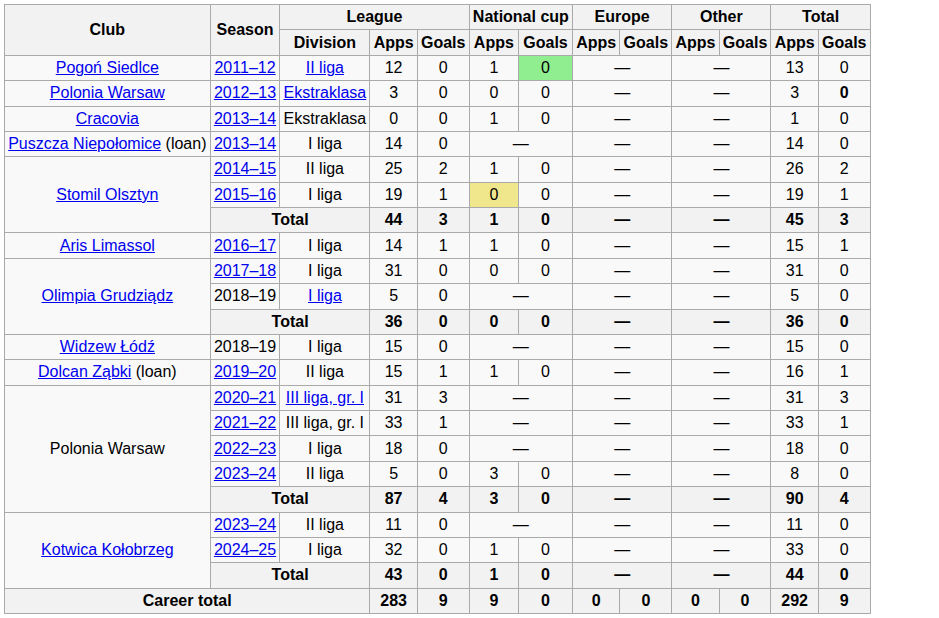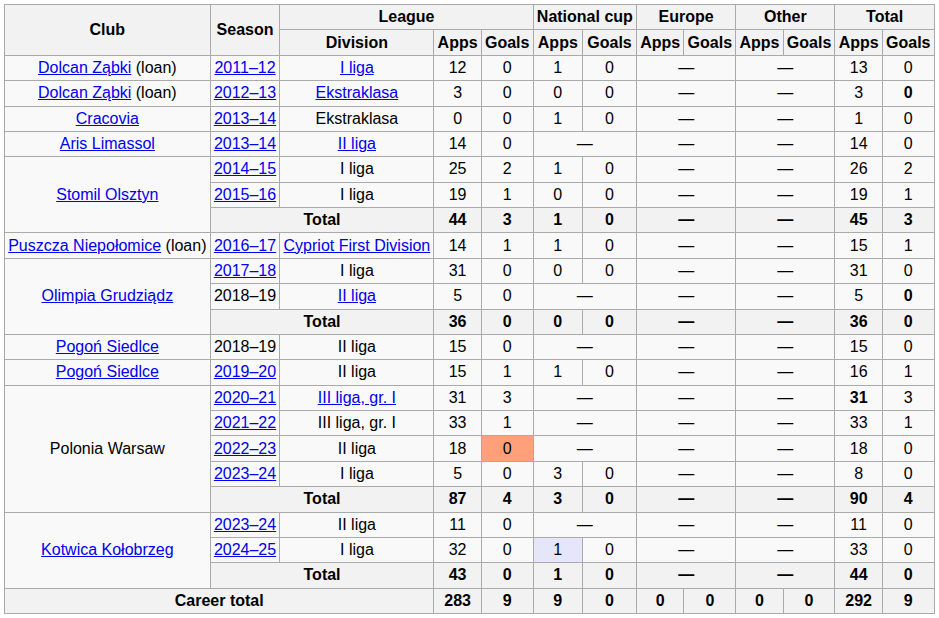(107, 67) Pogoń Siedlce -> (107, 67) Dolcan Ząbki (loan)
(325, 67) II liga -> (357, 67) I liga
(546, 67) lightgreen background -> (610, 67) no background
(107, 93) Polonia Warsaw -> (107, 93) Dolcan Ząbki (loan)
(107, 144) Puszcza Niepołomice (loan) -> (107, 144) Aris Limassol
(325, 144) I liga -> (357, 144) II liga
(325, 169) II liga -> (357, 169) I liga
(494, 194) khaki background -> (558, 194) no background
(107, 245) Aris Limassol -> (107, 245) Puszcza Niepołomice (loan)
(325, 245) I liga -> (357, 245) Cypriot First Division
(325, 296) I liga -> (357, 296) II liga
(844, 296) normal -> (908, 296) bold
(107, 347) Widzew Łódź -> (107, 347) Pogoń Siedlce
(325, 347) I liga -> (357, 347) II liga
(107, 372) Dolcan Ząbki (loan) -> (107, 372) Pogoń Siedlce
(795, 397) normal -> (859, 397) bold
(325, 448) I liga -> (357, 448) II liga
(443, 448) no background -> (507, 448) lightsalmon background
(325, 473) II liga -> (357, 473) I liga
(494, 550) no background -> (558, 550) lavender background
